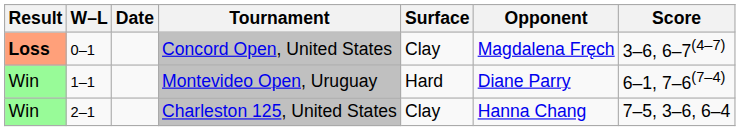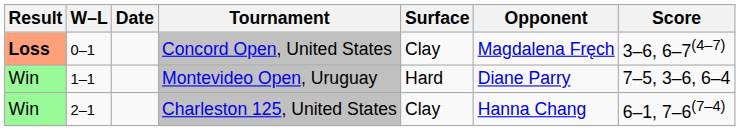(674, 81) 6–1, 7–6(7–4) -> (677, 79) 7–5, 3–6, 6–4
(677, 111) 7–5, 3–6, 6–4 -> (674, 109) 6–1, 7–6(7–4)
